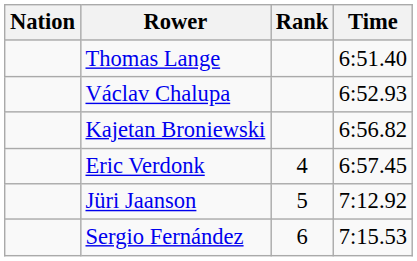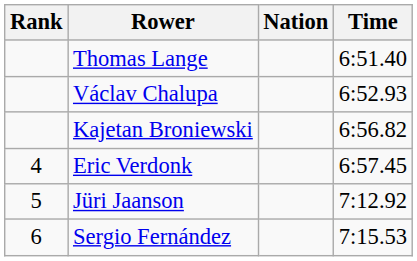columns swapped: (302, 22) <-> (42, 22)
